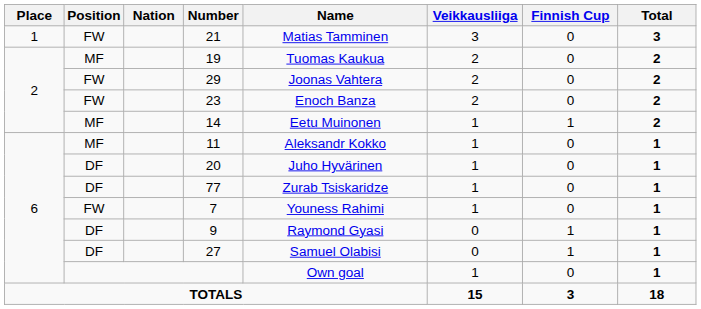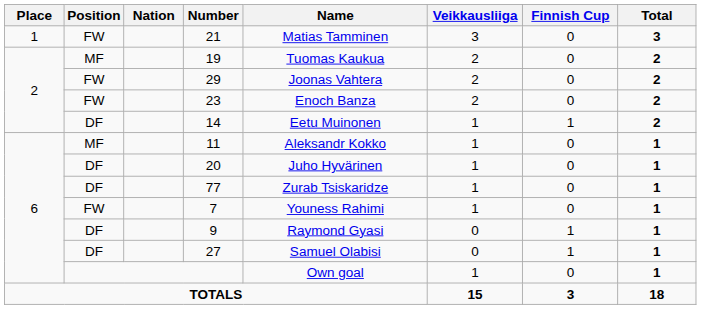(94, 122) MF -> (94, 122) DF
